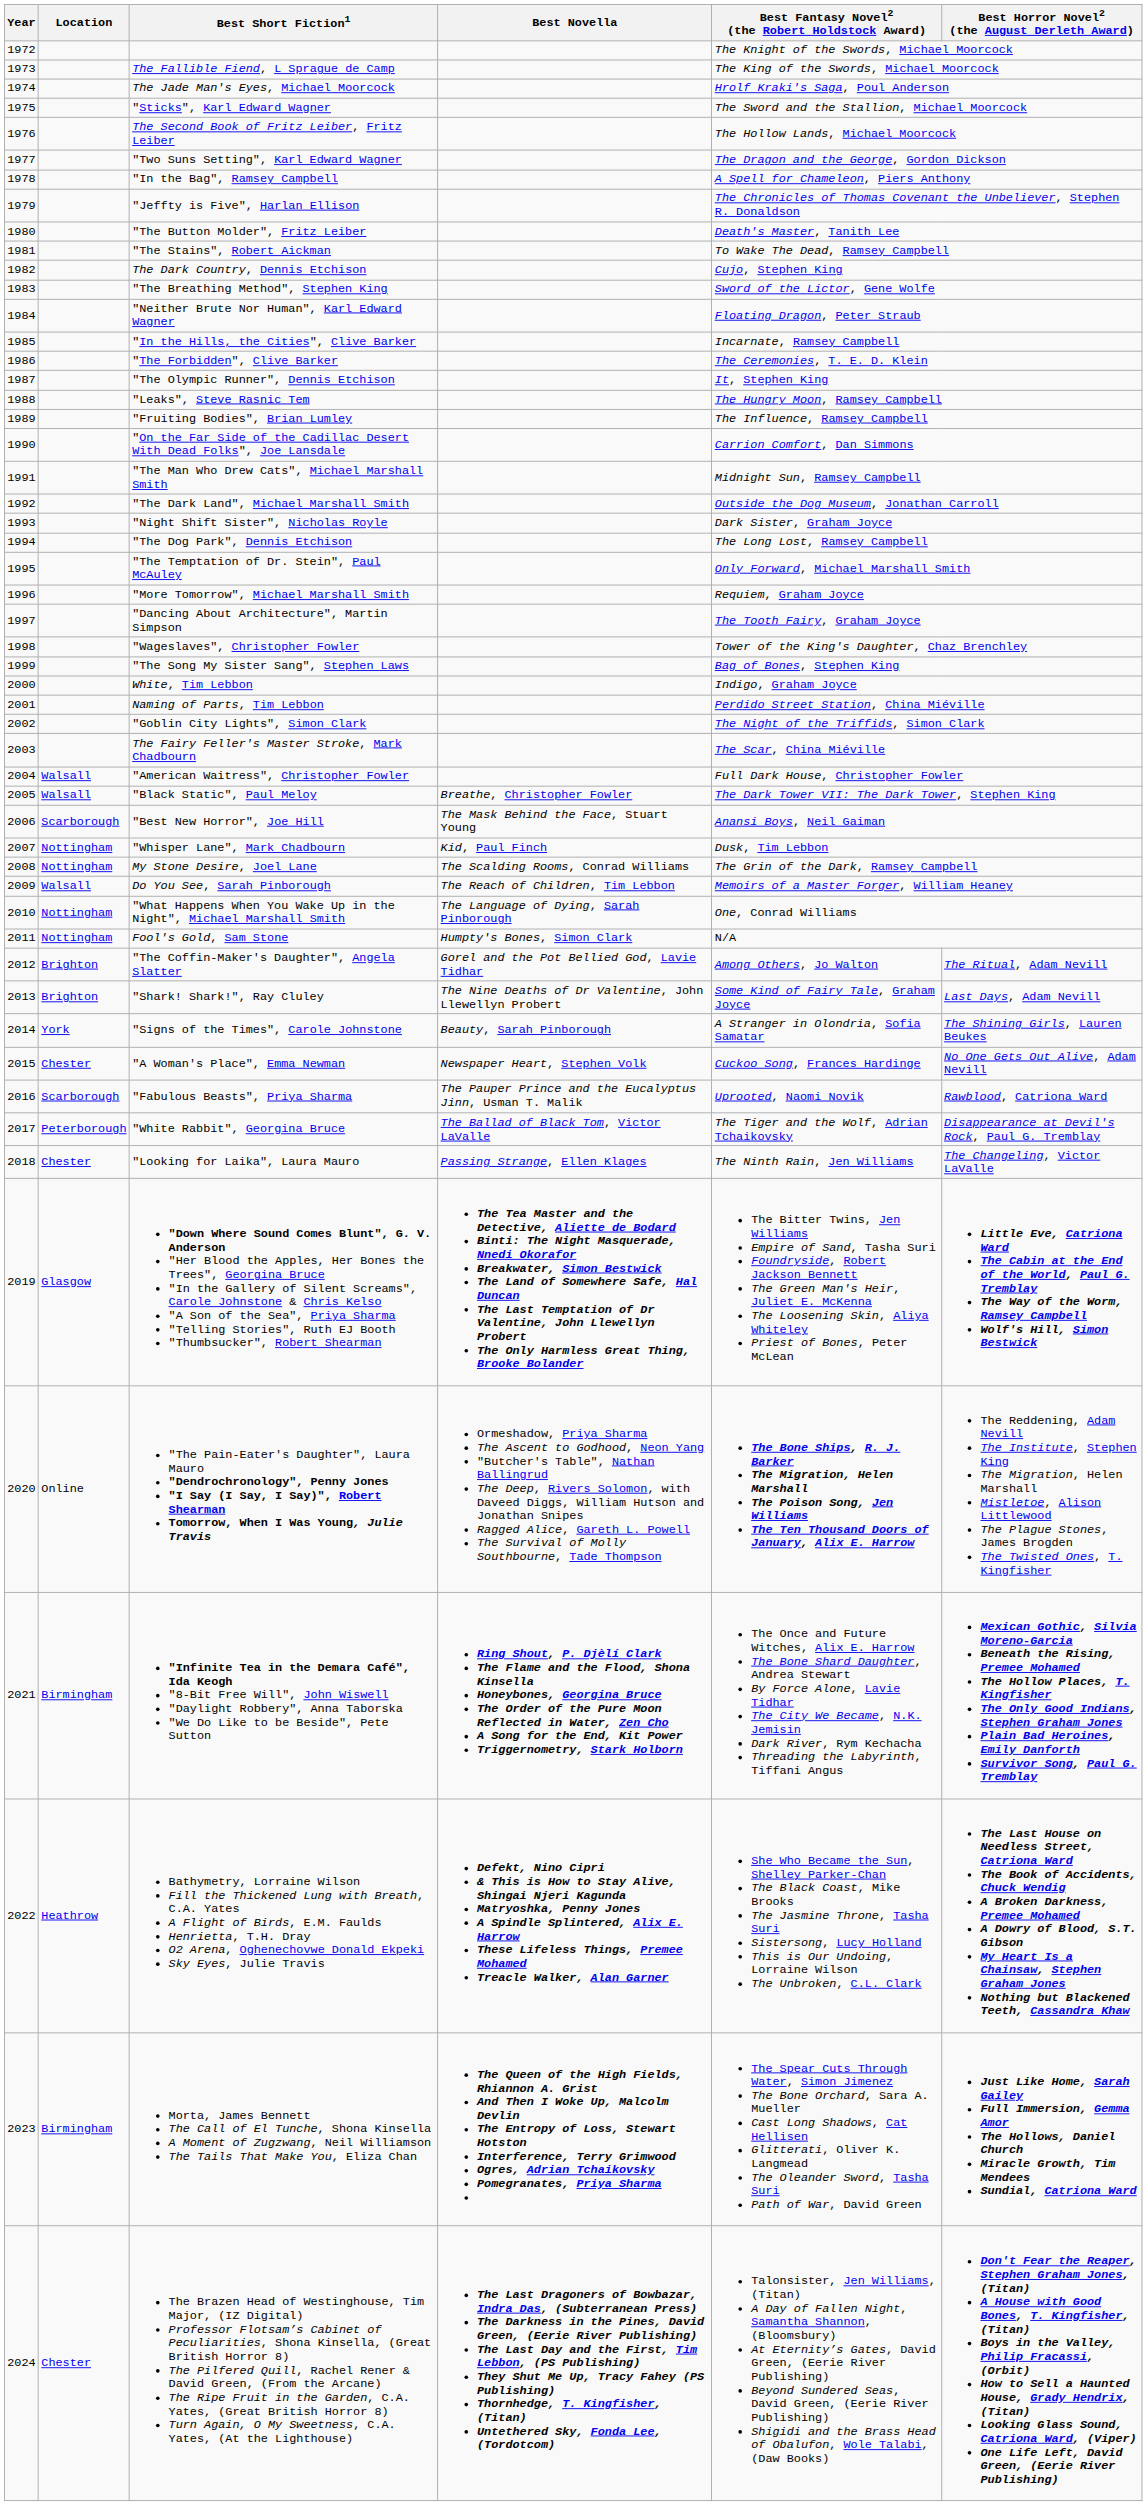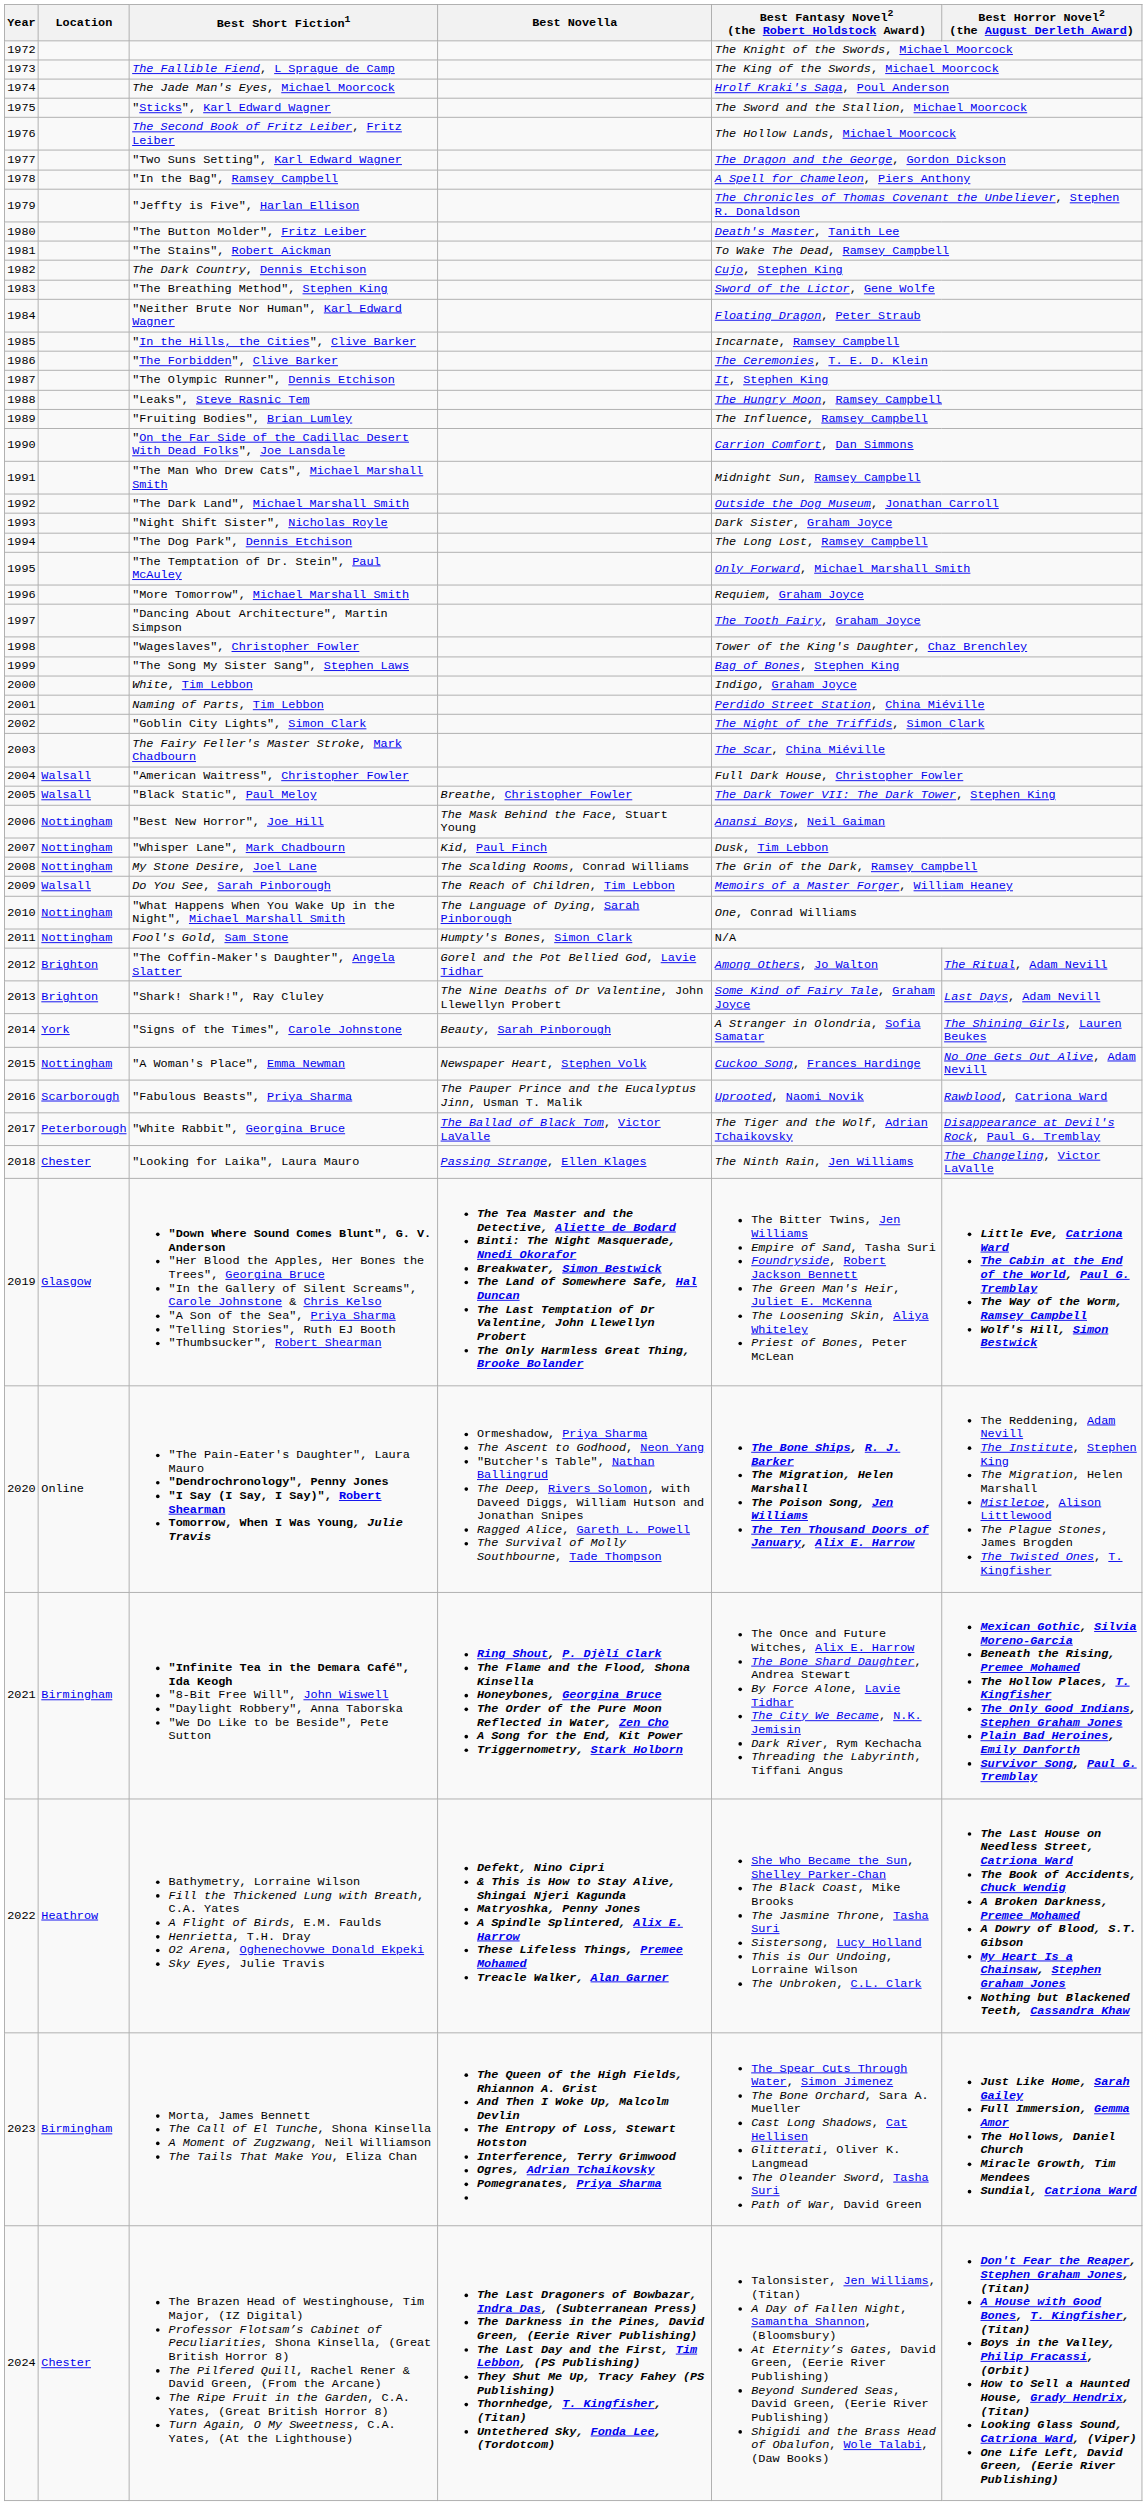(80, 822) Scarborough -> (77, 822) Nottingham
(66, 1063) Chester -> (77, 1063) Nottingham
